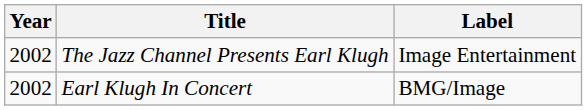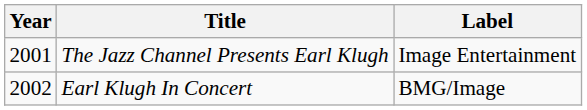(31, 54) 2002 -> (31, 54) 2001
